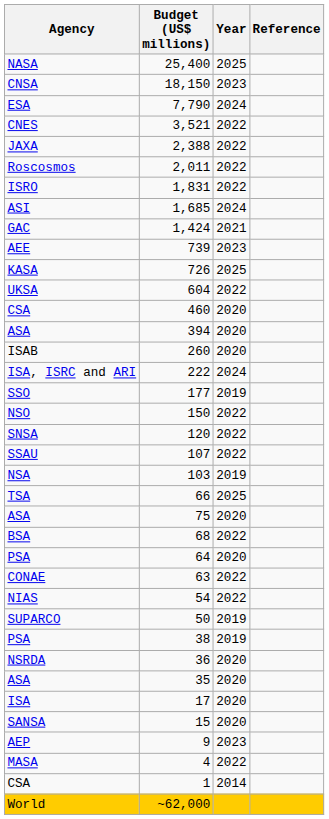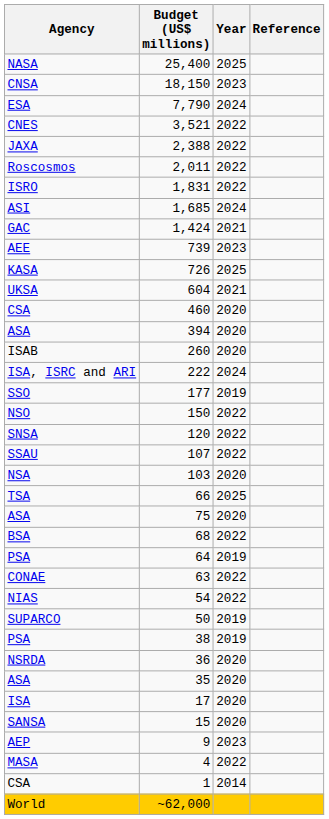(231, 290) 2022 -> (231, 290) 2021
(231, 475) 2019 -> (231, 475) 2020
(231, 558) 2020 -> (231, 558) 2019
